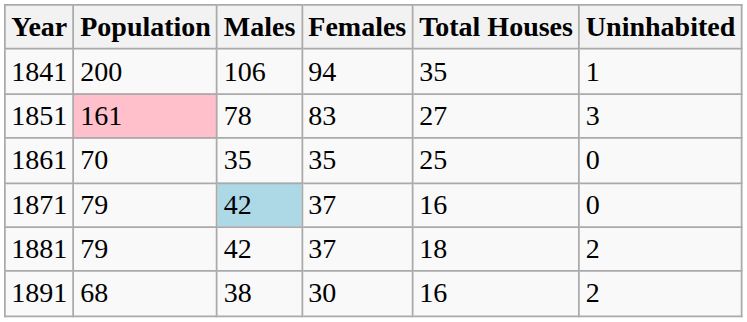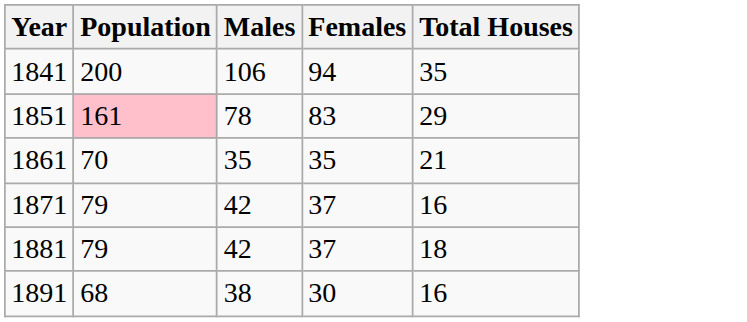- column: (661, 26)
(433, 115) 27 -> (433, 115) 29
(433, 159) 25 -> (433, 159) 21
(238, 204) lightblue background -> (238, 204) no background
